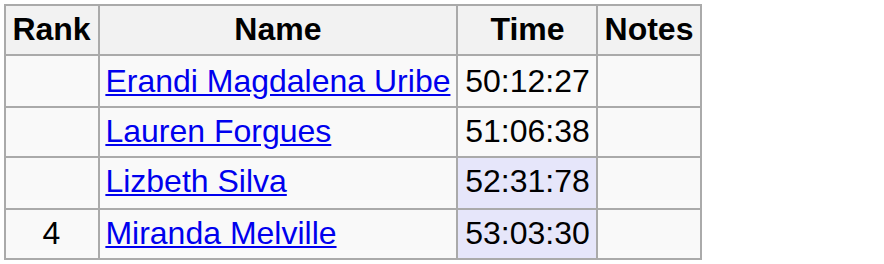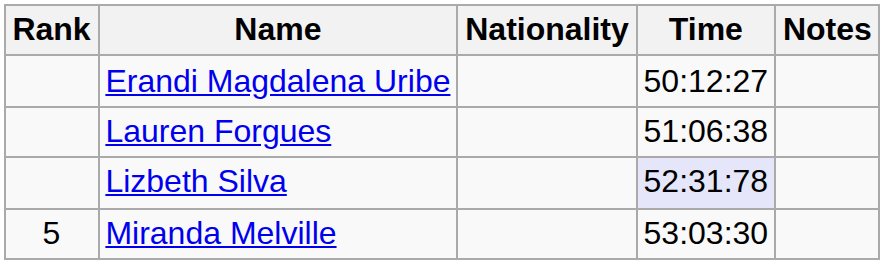+ column: (547, 29)
(52, 232) 4 -> (52, 232) 5
(528, 232) lavender background -> (706, 232) no background
